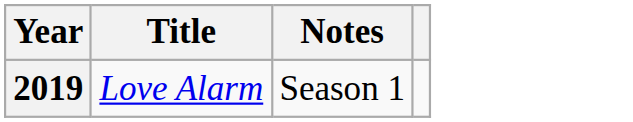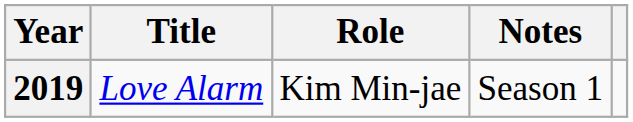+ column: (370, 32)
